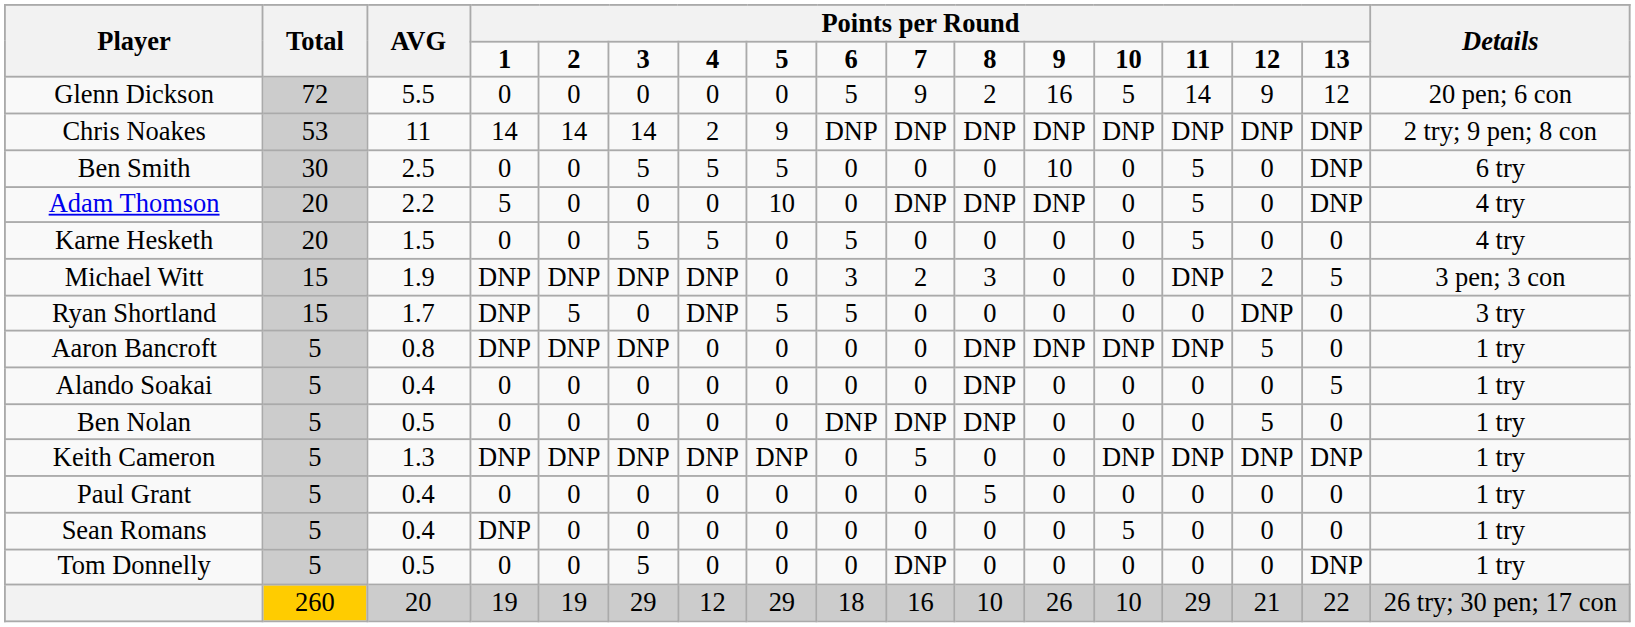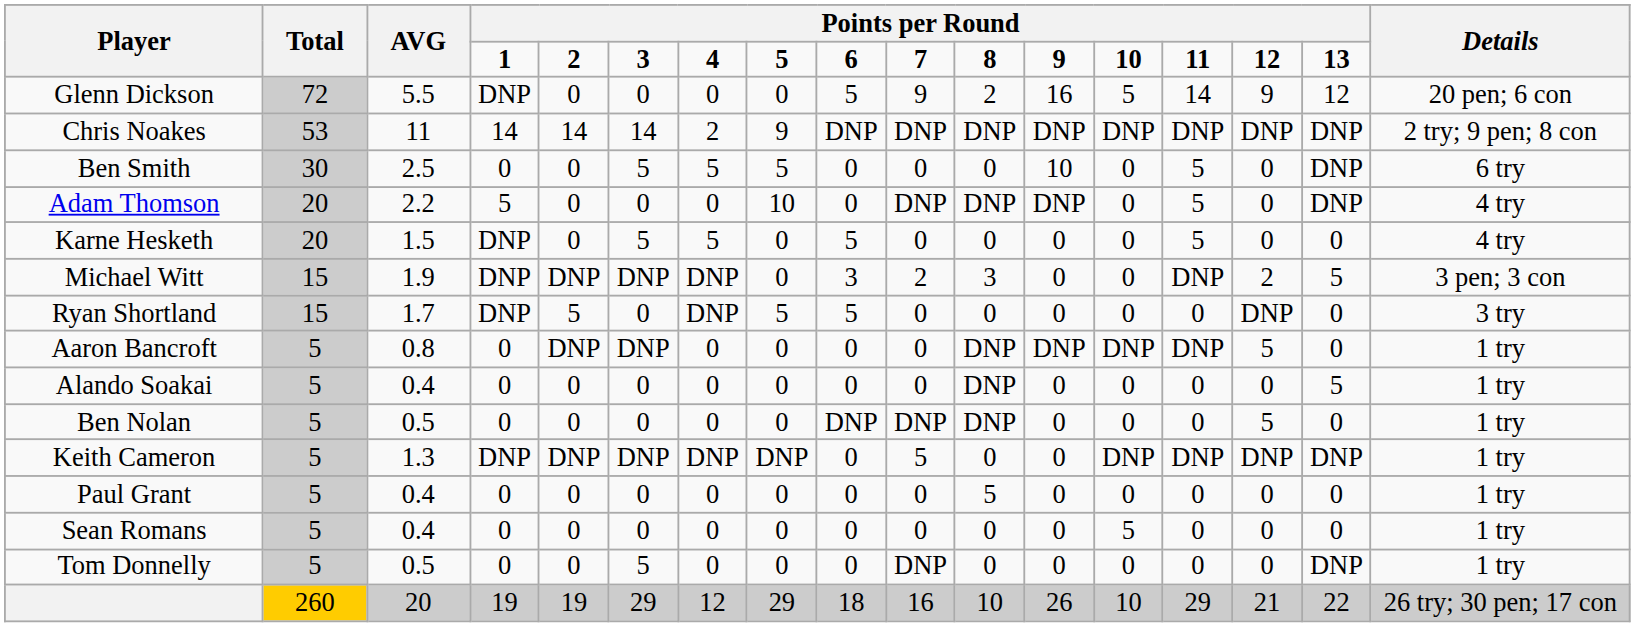(505, 95) 0 -> (505, 95) DNP
(505, 240) 0 -> (505, 240) DNP
(505, 349) DNP -> (505, 349) 0
(505, 530) DNP -> (505, 530) 0
